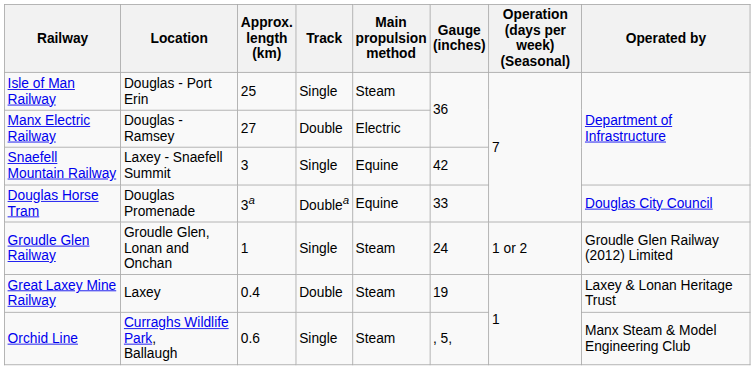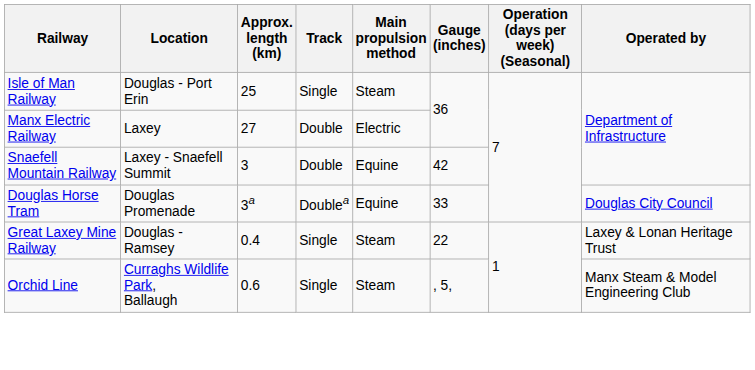(153, 128) Douglas - Ramsey -> (142, 128) Laxey
(318, 166) Single -> (321, 166) Double
- row: (49, 248)
(142, 293) Laxey -> (153, 240) Douglas - Ramsey
(321, 293) Double -> (318, 240) Single
(441, 293) 19 -> (441, 240) 22
